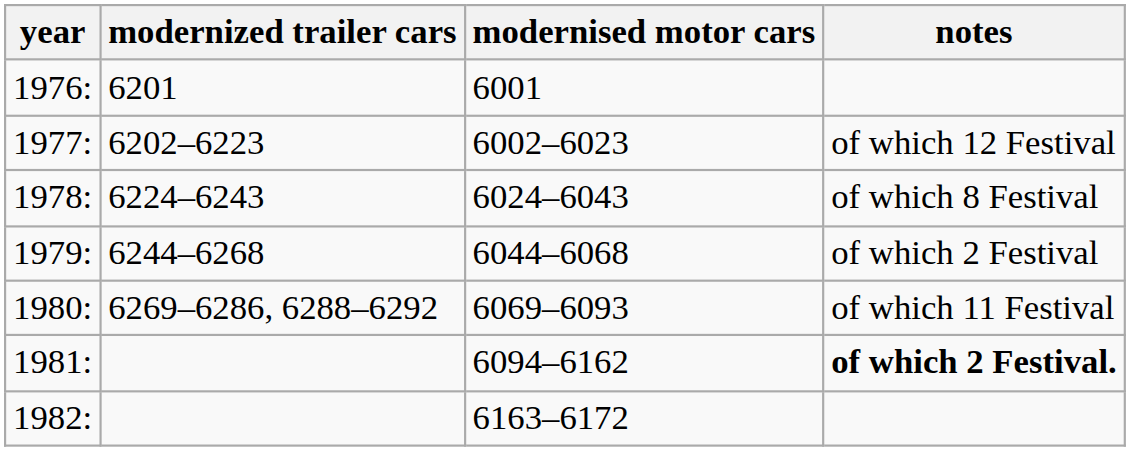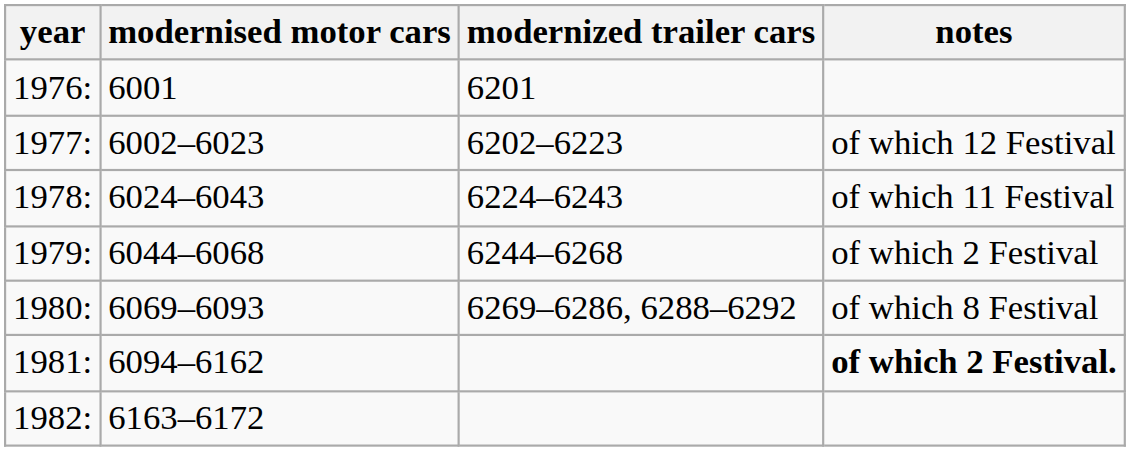columns swapped: (644, 32) <-> (282, 32)
(965, 197) of which 8 Festival -> (973, 197) of which 11 Festival
(973, 307) of which 11 Festival -> (965, 307) of which 8 Festival
